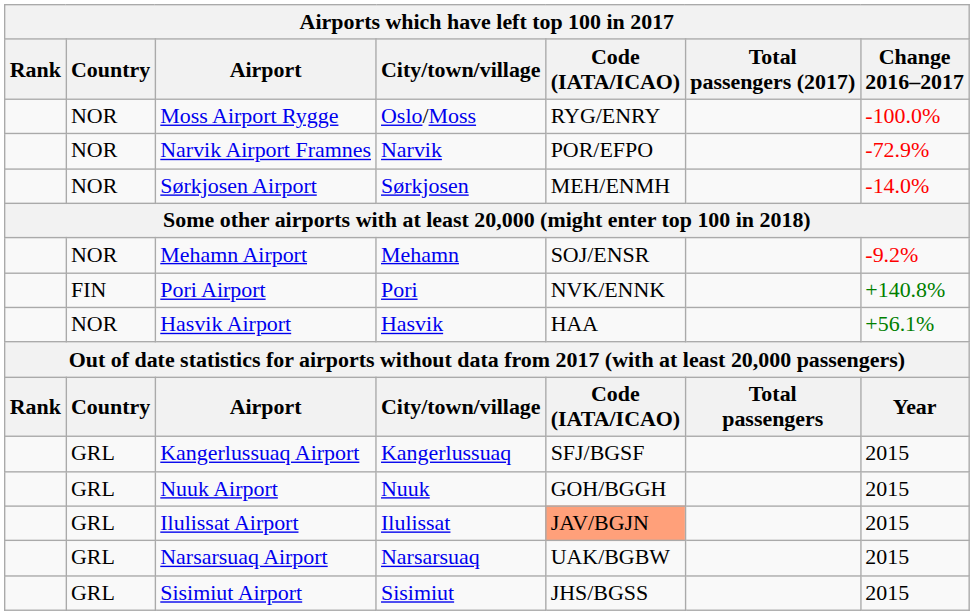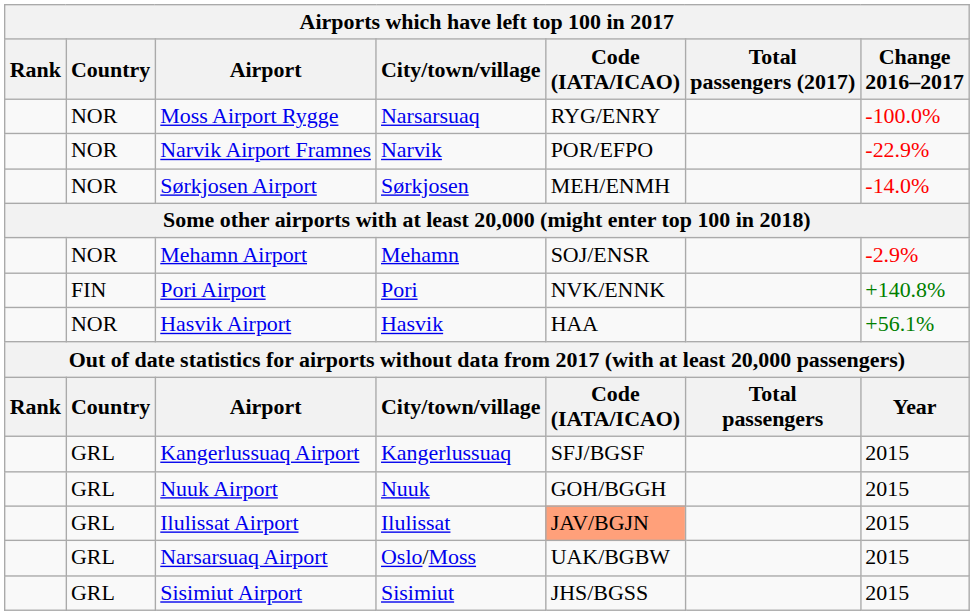(429, 116) Oslo/Moss -> (430, 116) Narsarsuaq
(897, 150) -72.9% -> (897, 150) -22.9%
(892, 255) -9.2% -> (892, 255) -2.9%
(430, 557) Narsarsuaq -> (429, 557) Oslo/Moss
